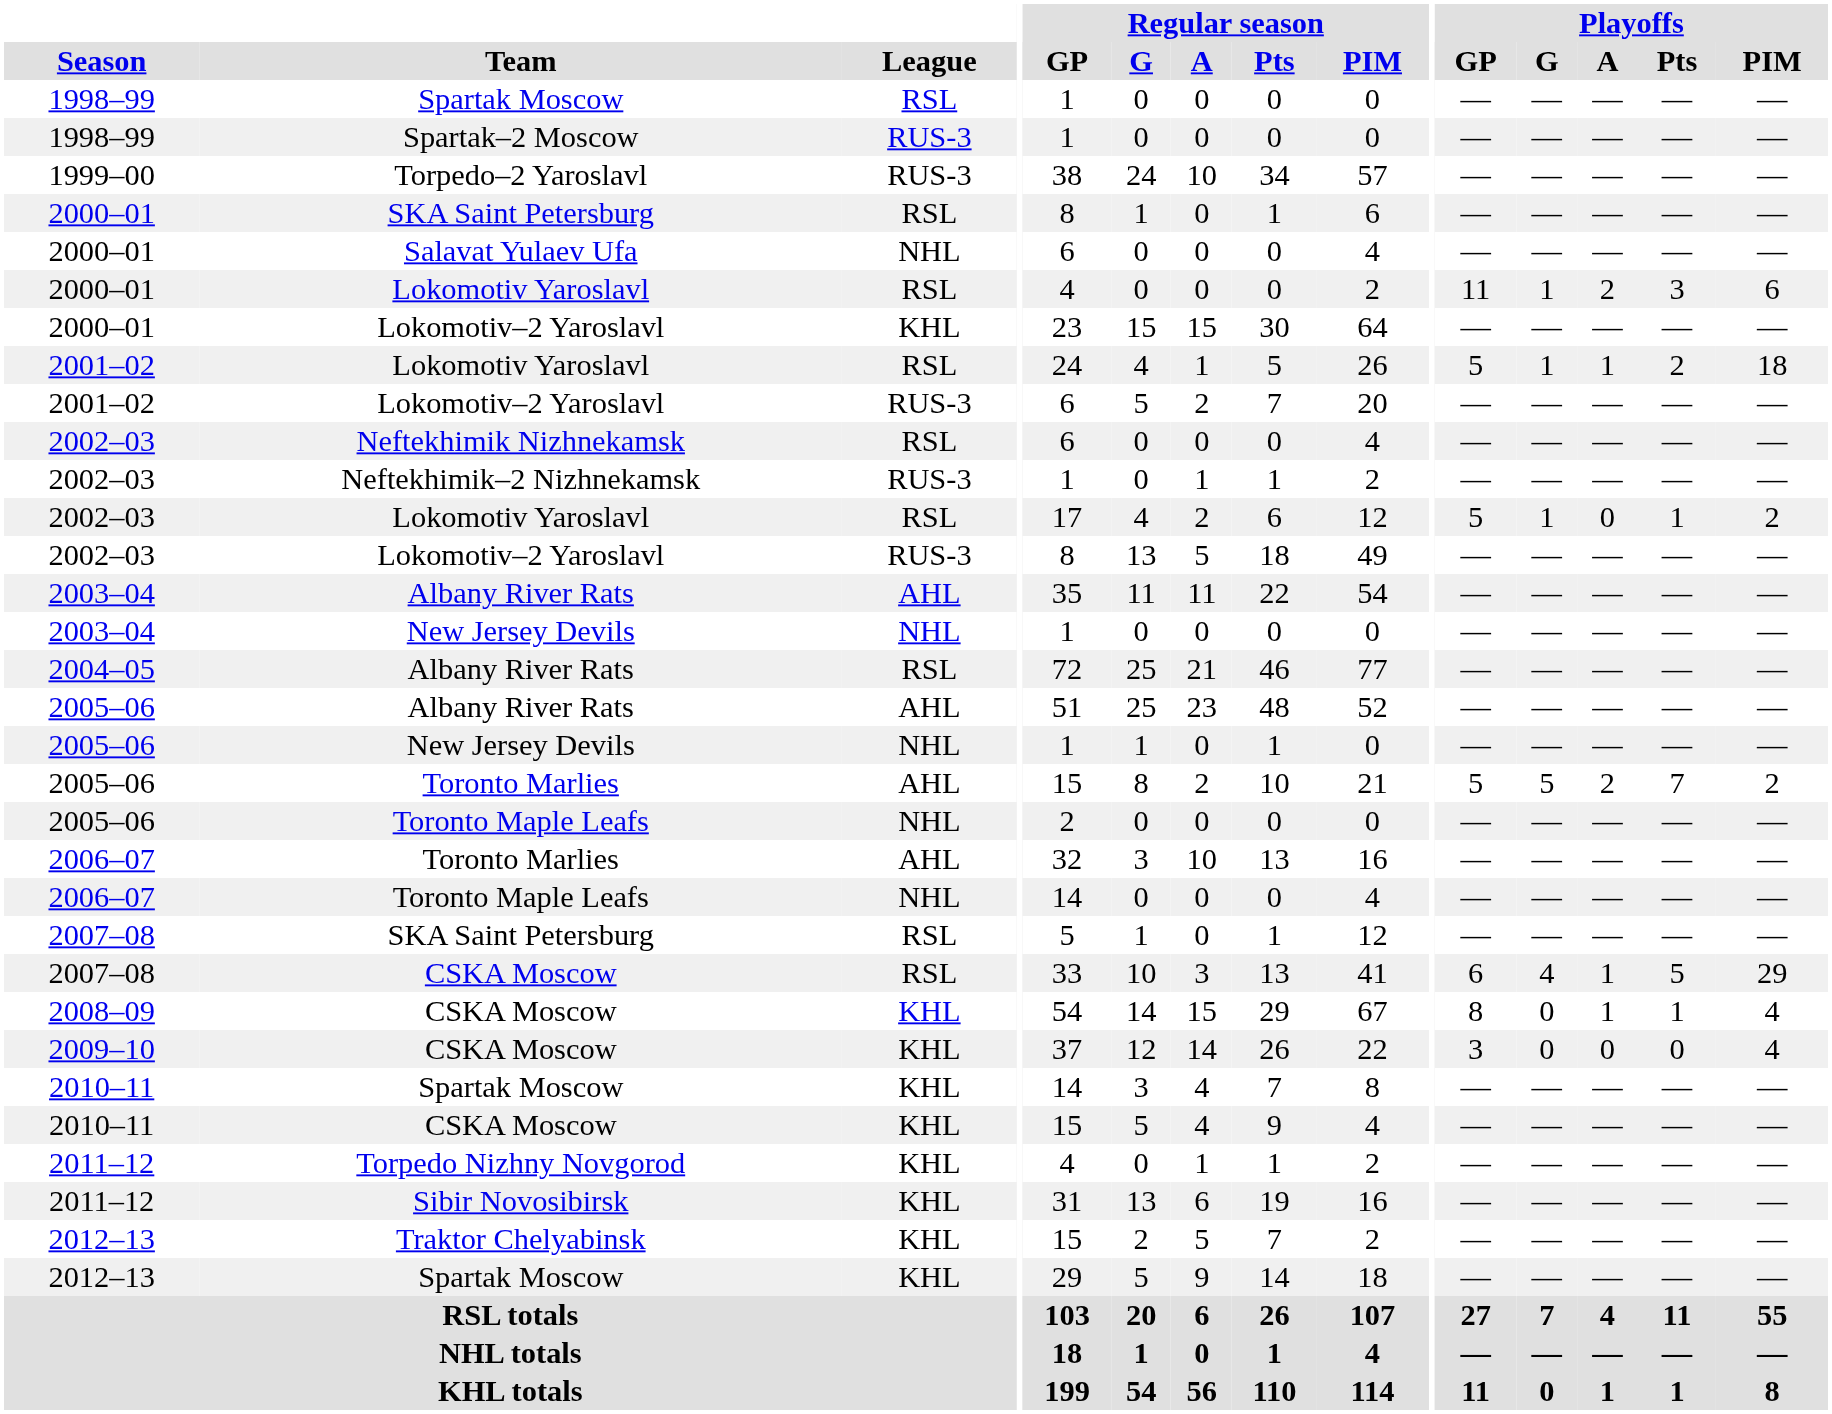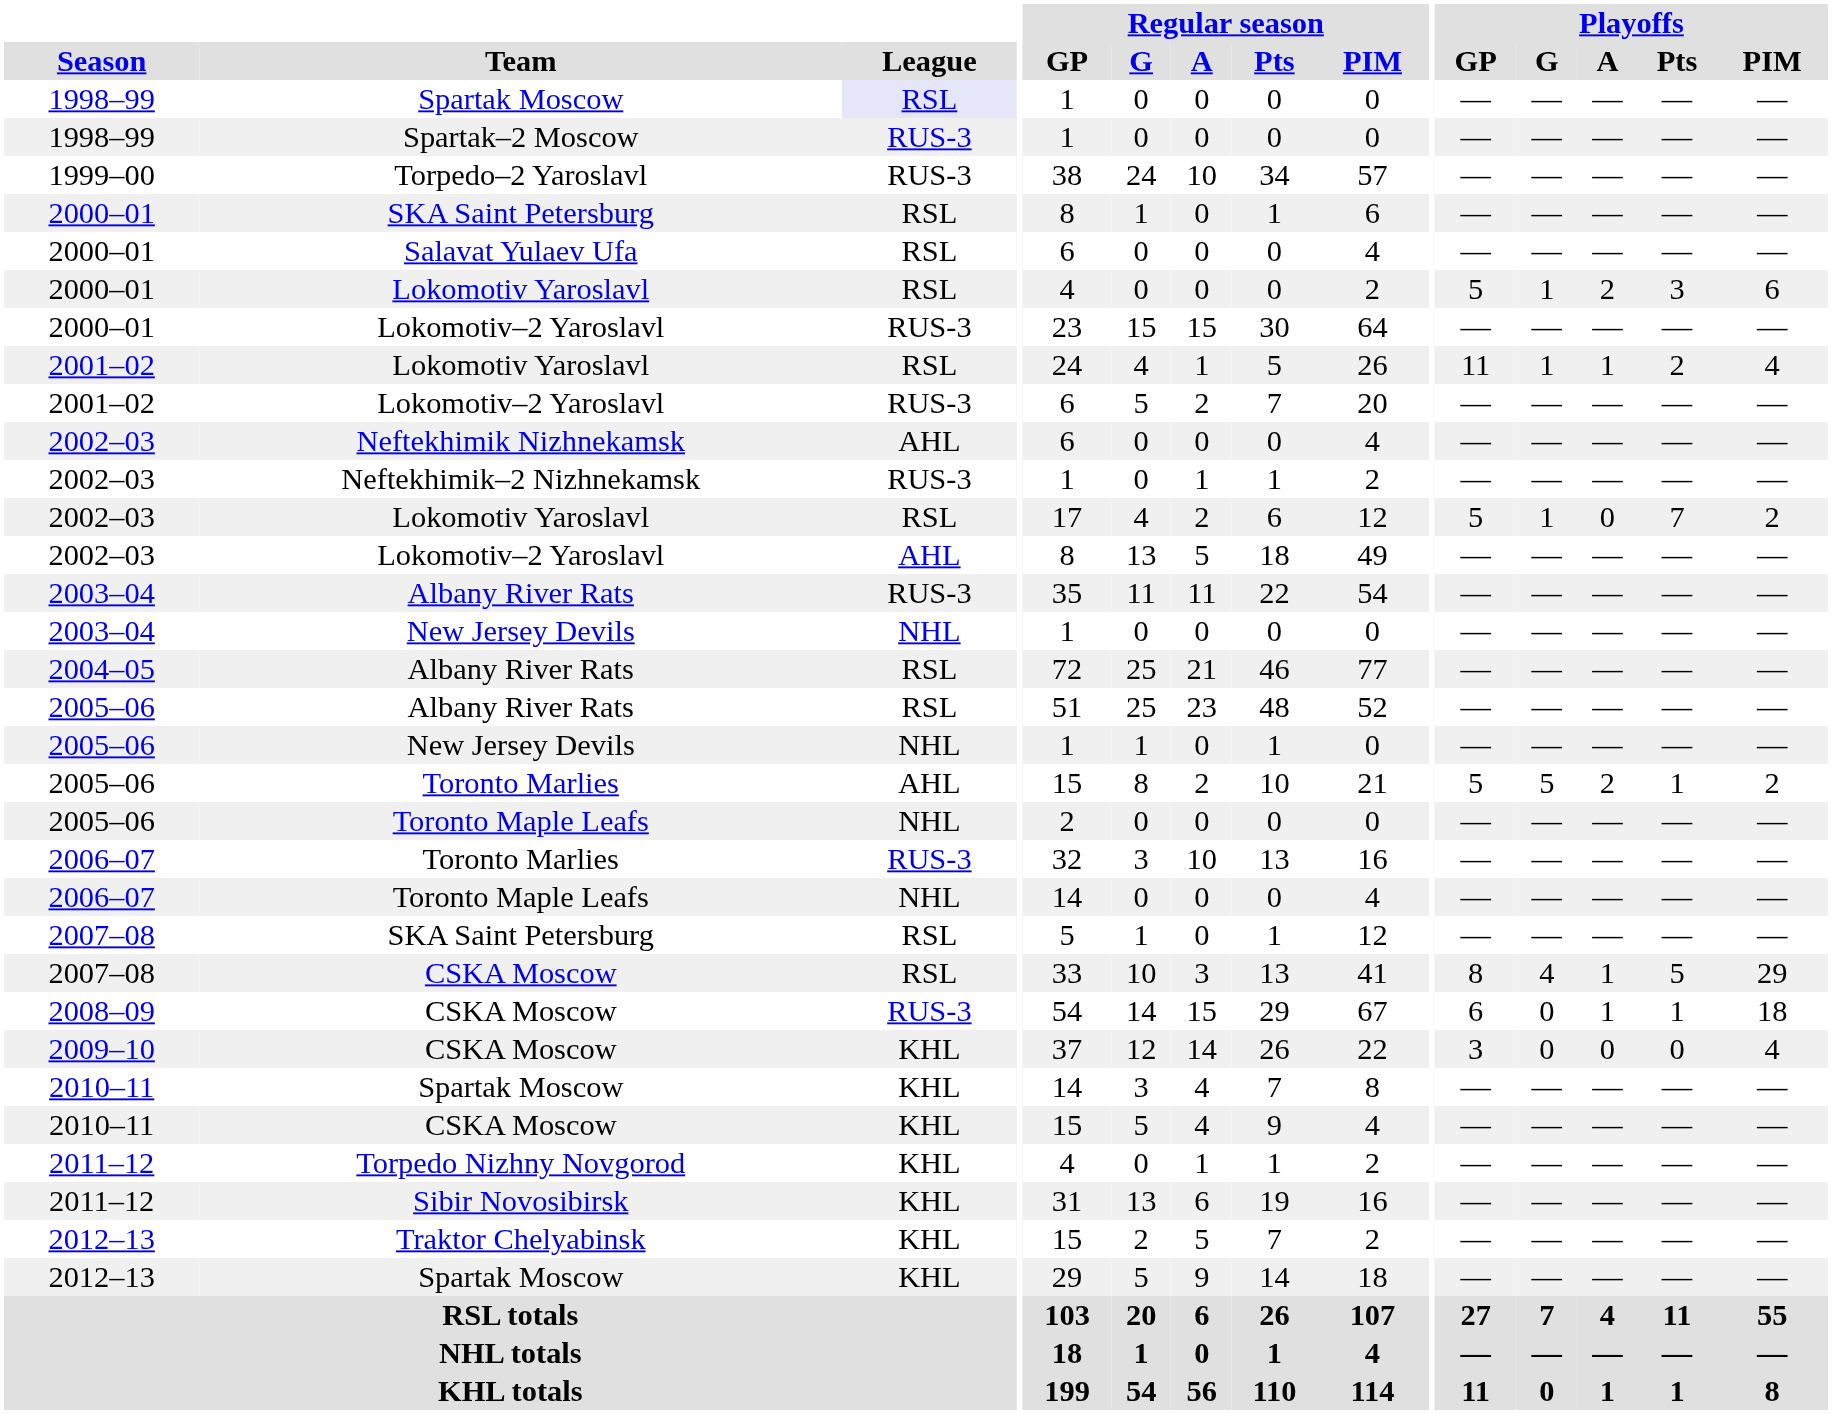(929, 98) no background -> (929, 98) lavender background
(929, 250) NHL -> (929, 250) RSL
(1476, 288) 11 -> (1476, 288) 5
(929, 326) KHL -> (929, 326) RUS-3
(1476, 364) 5 -> (1476, 364) 11
(1772, 364) 18 -> (1772, 364) 4
(929, 440) RSL -> (929, 440) AHL
(1677, 516) 1 -> (1677, 516) 7
(929, 554) RUS-3 -> (929, 554) AHL
(929, 592) AHL -> (929, 592) RUS-3
(929, 706) AHL -> (929, 706) RSL
(1677, 782) 7 -> (1677, 782) 1
(929, 858) AHL -> (929, 858) RUS-3
(1476, 972) 6 -> (1476, 972) 8
(929, 1010) KHL -> (929, 1010) RUS-3
(1476, 1010) 8 -> (1476, 1010) 6
(1772, 1010) 4 -> (1772, 1010) 18
